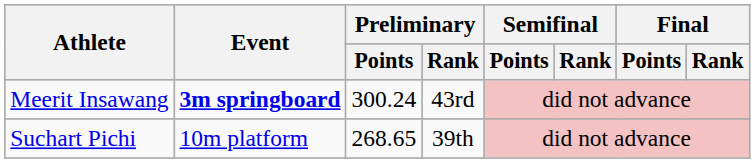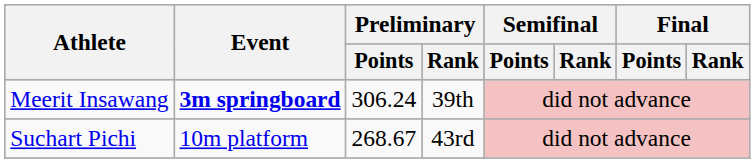(384, 99) 300.24 -> (384, 99) 306.24
(453, 99) 43rd -> (453, 99) 39th
(384, 138) 268.65 -> (384, 138) 268.67
(453, 138) 39th -> (453, 138) 43rd
